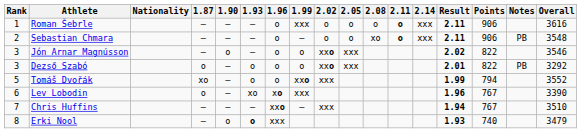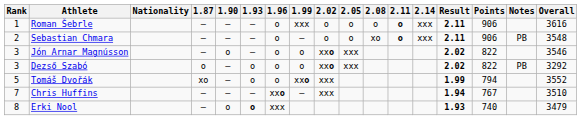(455, 67) 2.01 -> (455, 67) 2.02
- row: (59, 94)
